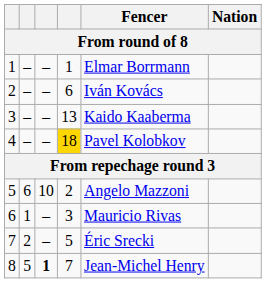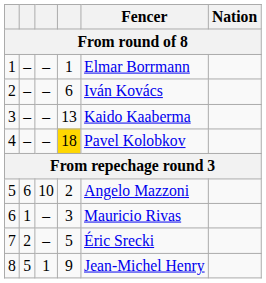(46, 265) bold -> (46, 265) normal
(69, 265) 7 -> (69, 265) 9
